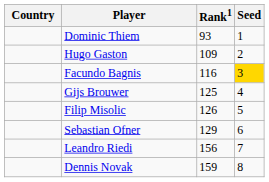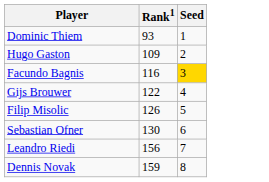- column: (33, 15)
(208, 92) 125 -> (151, 92) 122
(208, 129) 129 -> (151, 129) 130
